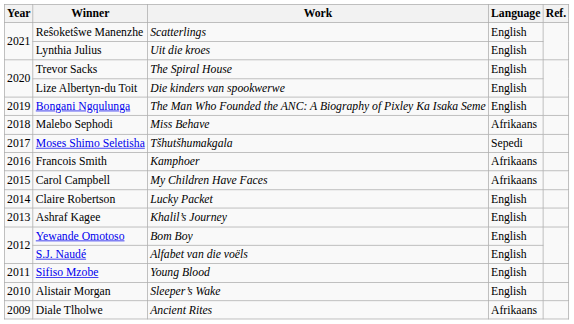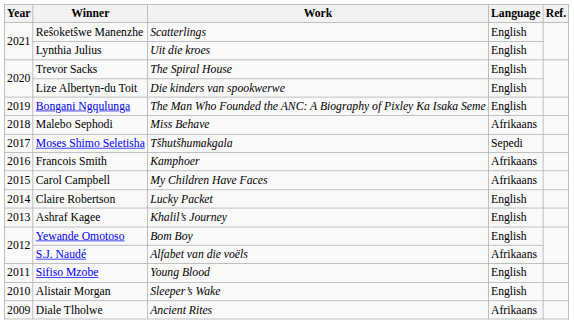(509, 254) English -> (514, 254) Afrikaans
